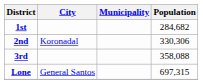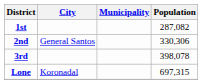(175, 27) 284,682 -> (175, 27) 287,082
(59, 42) Koronadal -> (67, 42) General Santos
(175, 57) 358,088 -> (175, 57) 398,078
(67, 72) General Santos -> (59, 72) Koronadal
